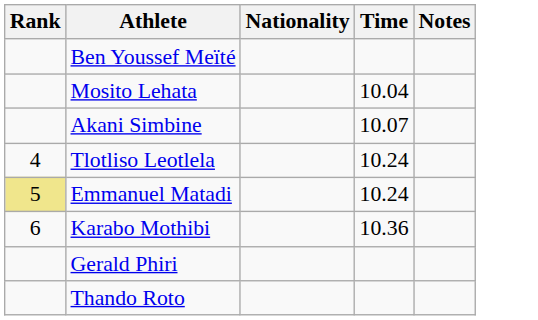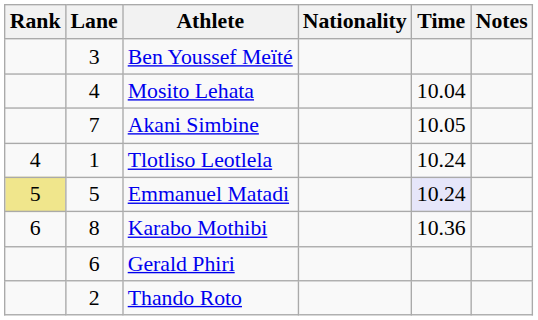+ column: (94, 21)
(384, 125) 10.07 -> (441, 125) 10.05
(384, 194) no background -> (441, 194) lavender background
